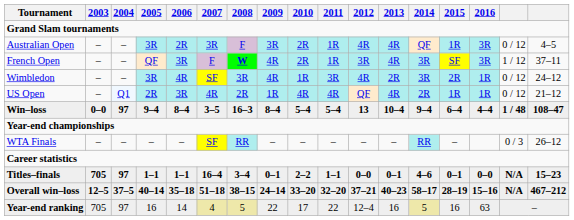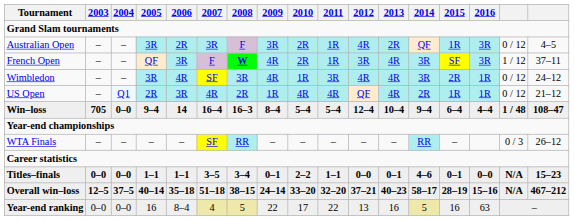(394, 45) 4R -> (394, 45) 2R
(394, 77) 2R -> (394, 77) 4R
(98, 110) 0–0 -> (98, 110) 705
(124, 110) 97 -> (124, 110) 0–0
(182, 110) 8–4 -> (182, 110) 14
(212, 110) 3–5 -> (212, 110) 16–4
(364, 110) 13 -> (364, 110) 12–4
(98, 175) 705 -> (98, 175) 0–0
(124, 175) 97 -> (124, 175) 0–0
(212, 175) 16–4 -> (212, 175) 3–5
(98, 207) 705 -> (98, 207) 0–0
(124, 207) 97 -> (124, 207) 0–0
(182, 207) 14 -> (182, 207) 8–4
(364, 207) 12–4 -> (364, 207) 13
